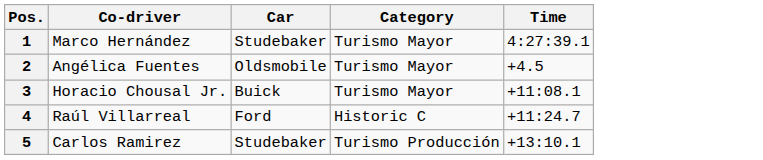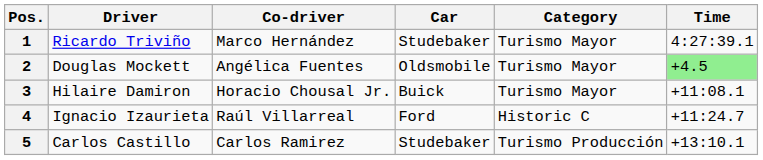+ column: (131, 17)
(525, 67) no background -> (689, 67) lightgreen background
